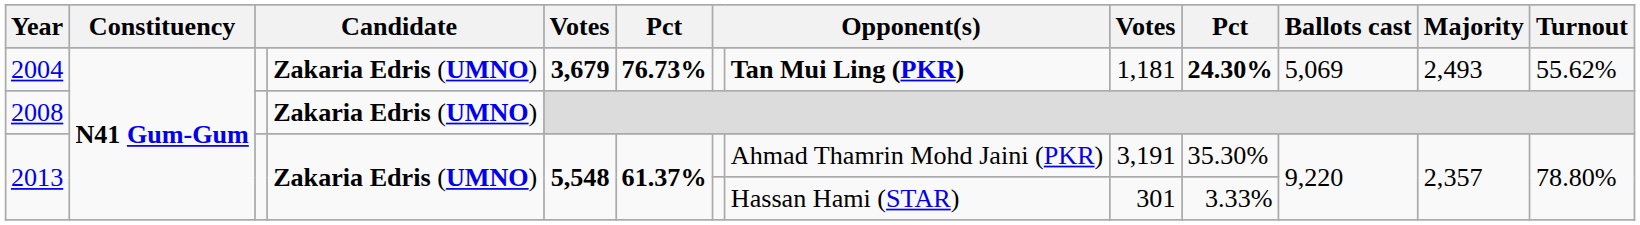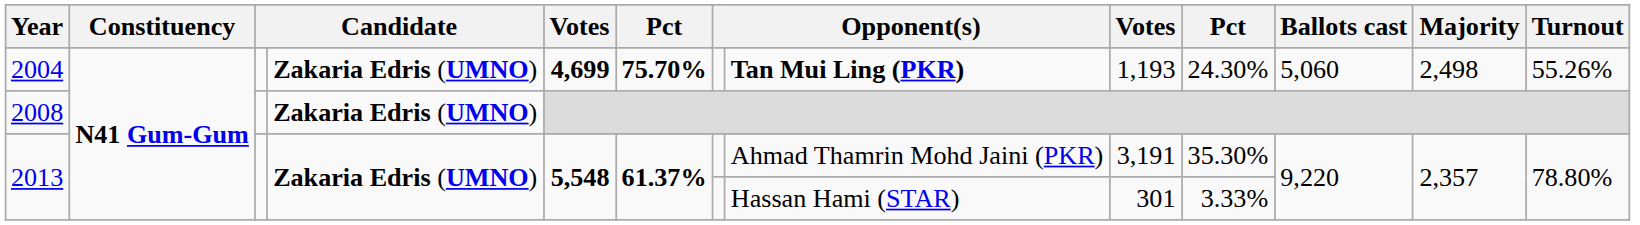(580, 69) 3,679 -> (580, 69) 4,699
(664, 69) 76.73% -> (664, 69) 75.70%
(1146, 69) 1,181 -> (1146, 69) 1,193
(1230, 69) bold -> (1228, 69) normal
(1314, 69) 5,069 -> (1310, 69) 5,060
(1453, 69) 2,493 -> (1449, 69) 2,498
(1576, 69) 55.62% -> (1572, 69) 55.26%
